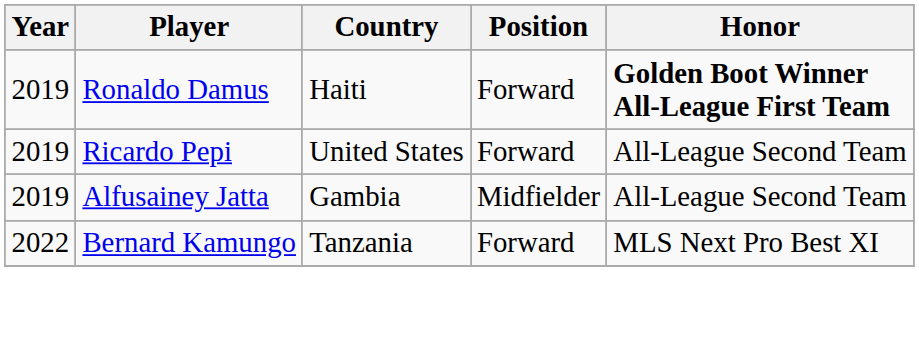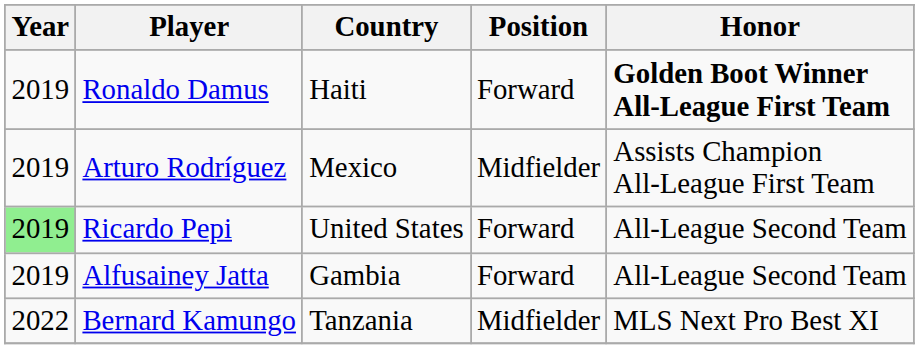+ row: (184, 167)
(40, 151) no background -> (40, 229) lightgreen background
(538, 196) Midfielder -> (526, 274) Forward
(526, 242) Forward -> (538, 320) Midfielder
